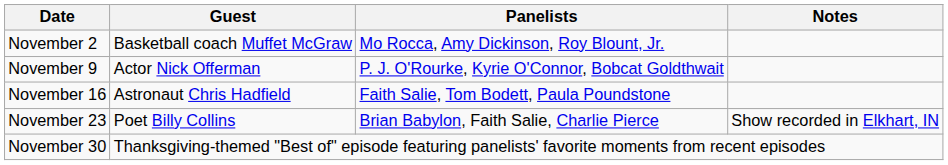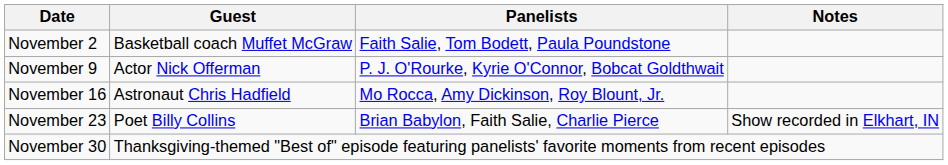(512, 43) Mo Rocca, Amy Dickinson, Roy Blount, Jr. -> (515, 43) Faith Salie, Tom Bodett, Paula Poundstone
(515, 95) Faith Salie, Tom Bodett, Paula Poundstone -> (512, 95) Mo Rocca, Amy Dickinson, Roy Blount, Jr.
